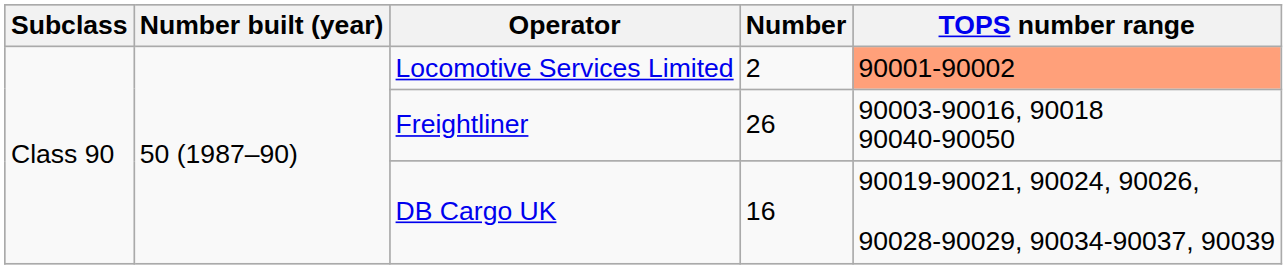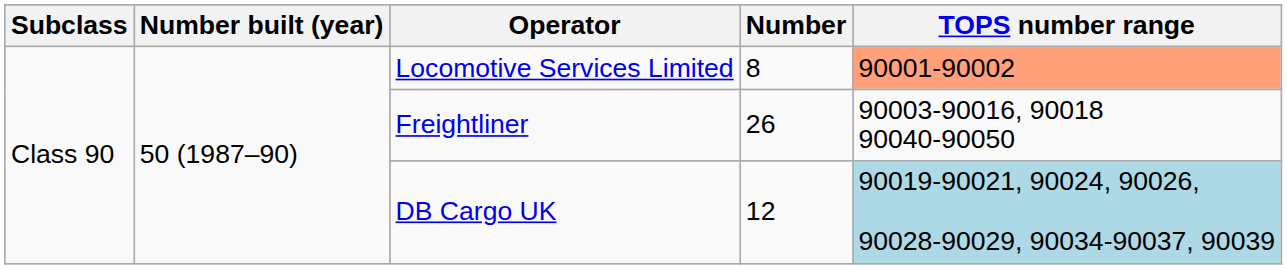(753, 67) 2 -> (753, 67) 8
(761, 211) 16 -> (761, 211) 12
(1067, 211) no background -> (1067, 211) lightblue background
